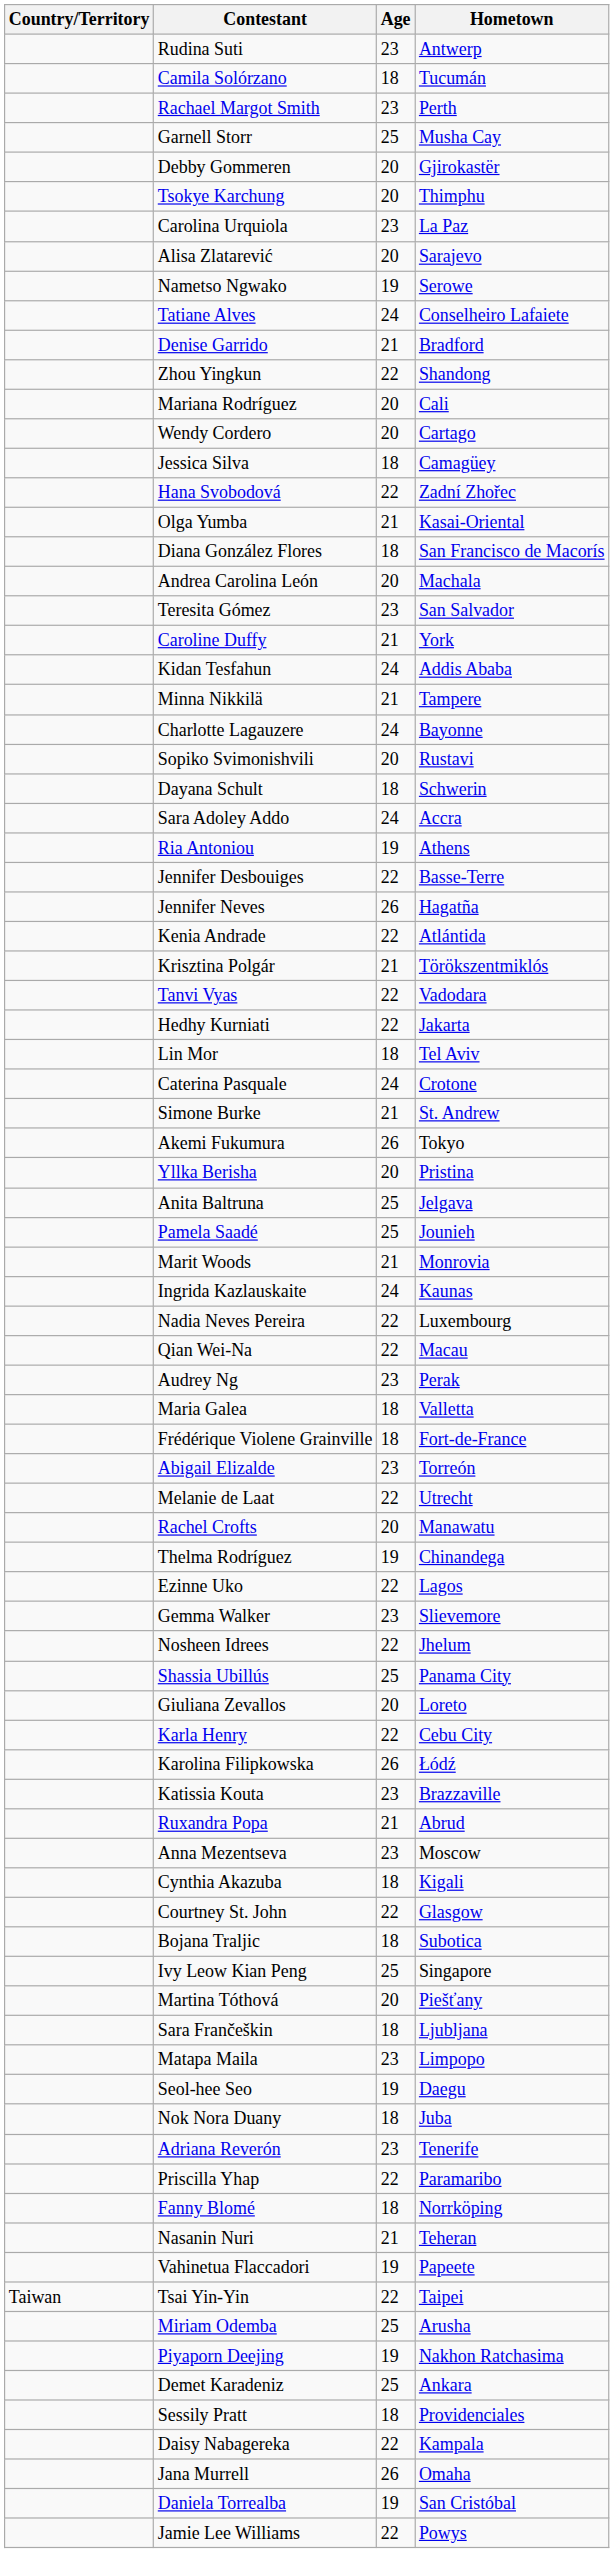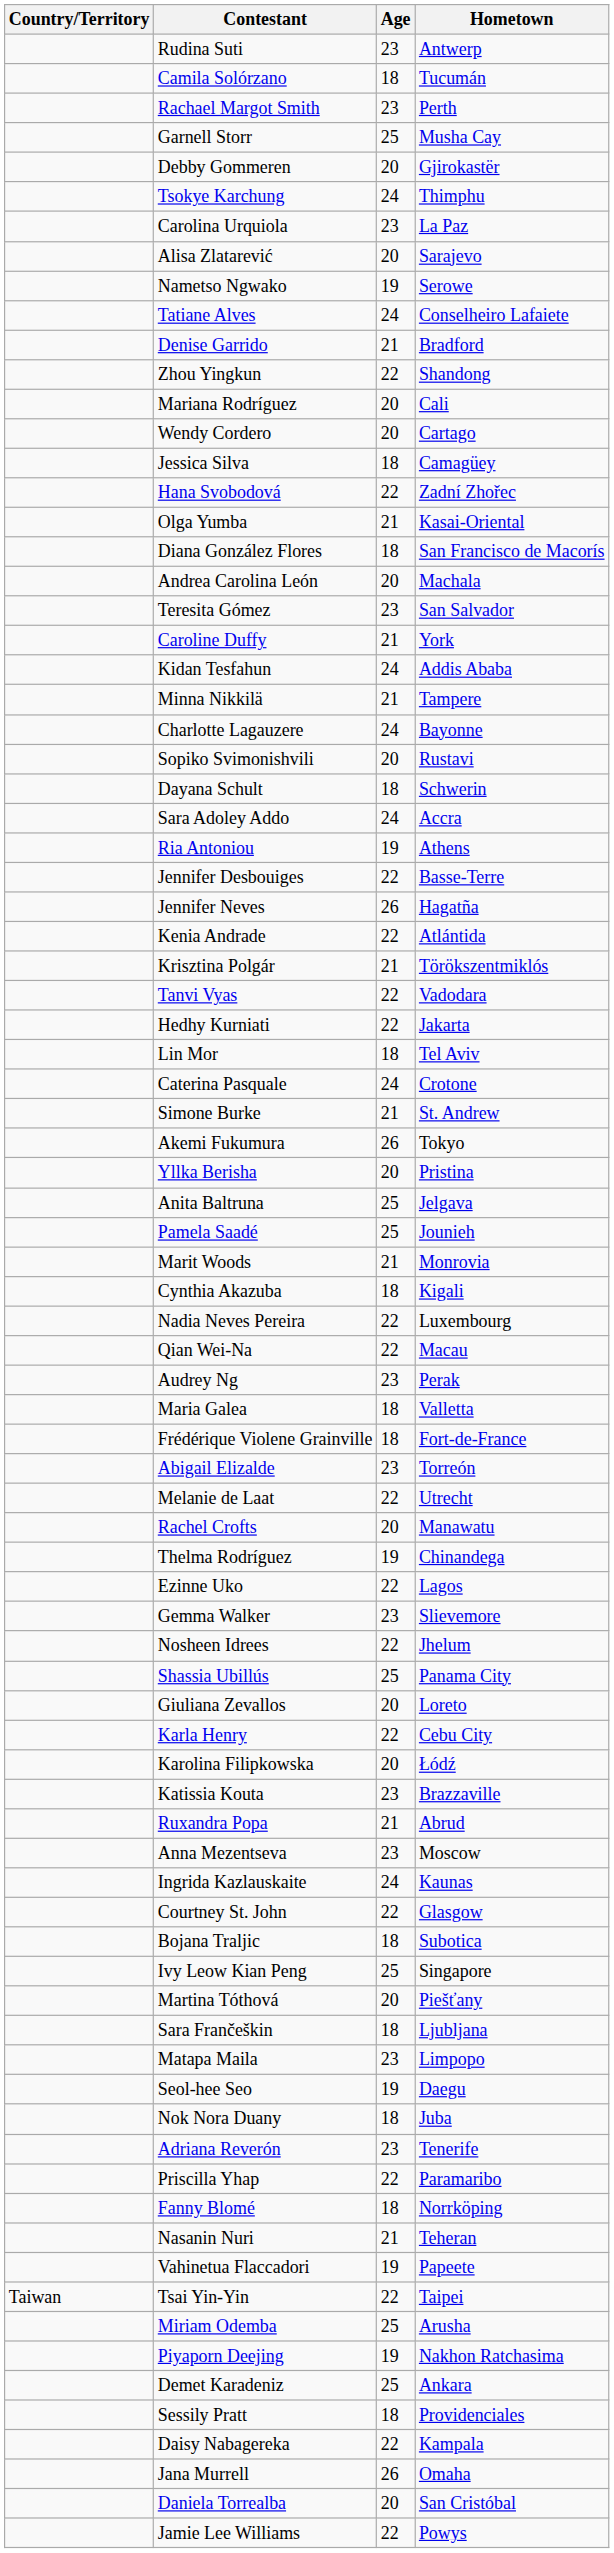(390, 196) 20 -> (390, 196) 24
rows swapped: (232, 1291) <-> (220, 1882)
(390, 1764) 26 -> (390, 1764) 20
(390, 2503) 19 -> (390, 2503) 20
